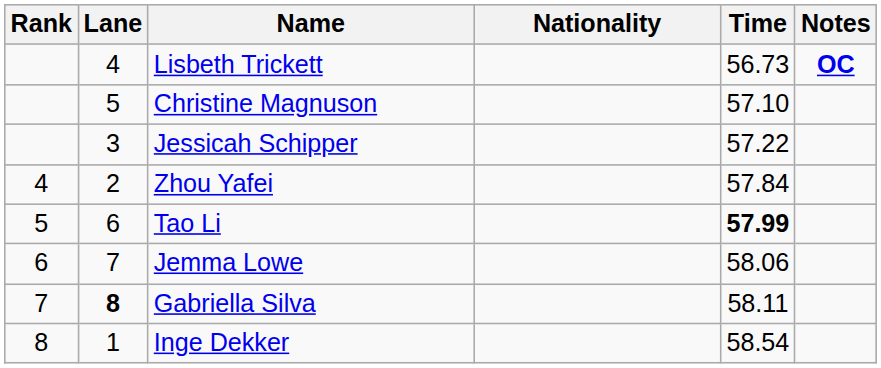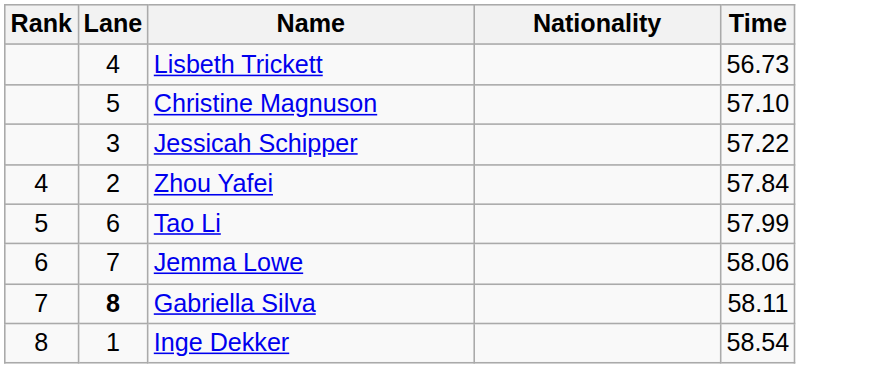- column: (836, 24)
(758, 223) bold -> (758, 223) normal
